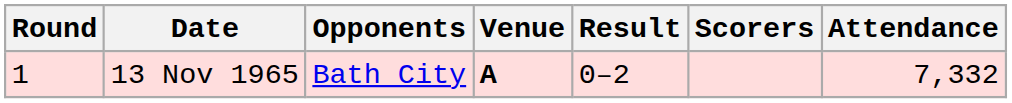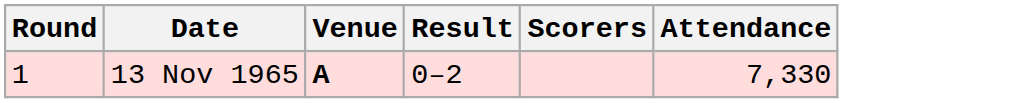- column: (389, 28)
(956, 75) 7,332 -> (789, 75) 7,330
